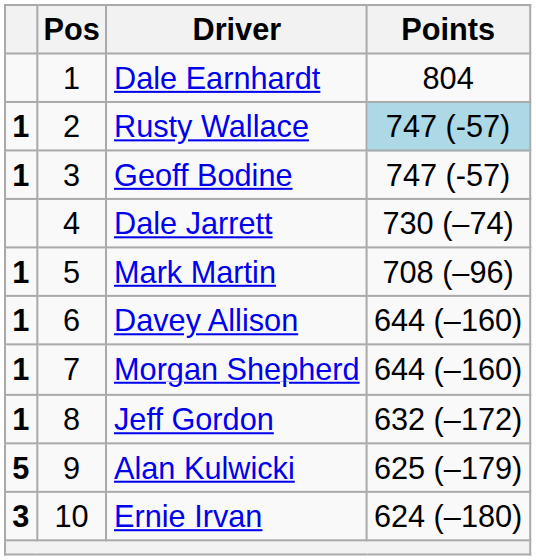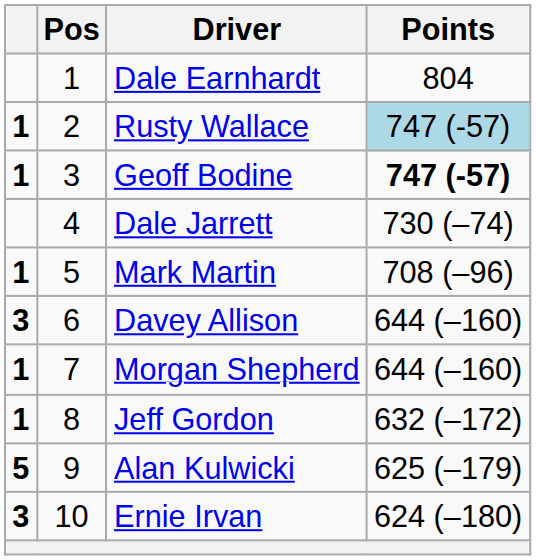(448, 175) normal -> (448, 175) bold
(21, 321) 1 -> (21, 321) 3
